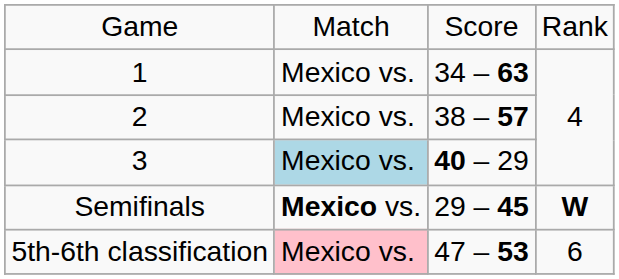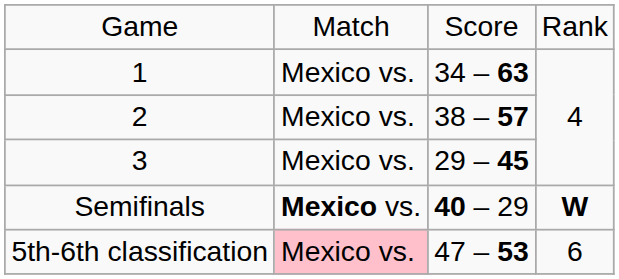(348, 161) lightblue background -> (348, 161) no background
(481, 161) 40 – 29 -> (481, 161) 29 – 45
(481, 206) 29 – 45 -> (481, 206) 40 – 29
